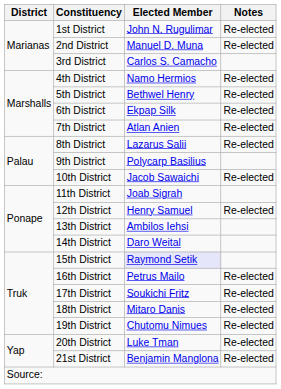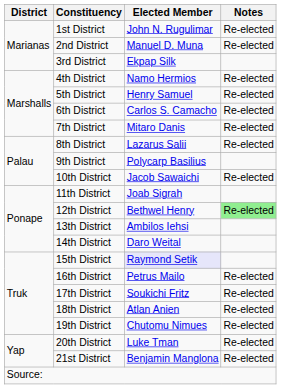(172, 62) Carlos S. Camacho -> (151, 62) Ekpap Silk
(161, 95) Bethwel Henry -> (160, 95) Henry Samuel
(151, 111) Ekpap Silk -> (172, 111) Carlos S. Camacho
(153, 128) Atlan Anien -> (156, 128) Mitaro Danis
(160, 210) Henry Samuel -> (161, 210) Bethwel Henry
(249, 210) no background -> (249, 210) lightgreen background
(156, 309) Mitaro Danis -> (153, 309) Atlan Anien
